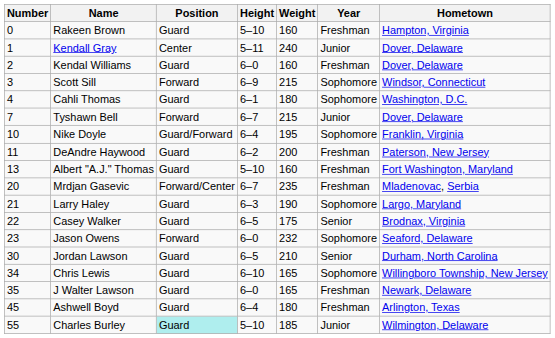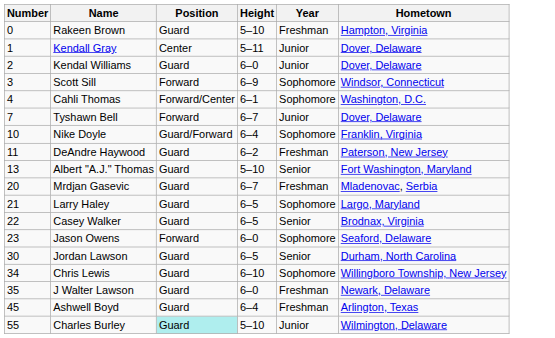- column: (297, 13)
(345, 65) Freshman -> (294, 65) Junior
(174, 100) Guard -> (197, 100) Forward/Center
(345, 169) Freshman -> (295, 169) Senior
(197, 186) Forward/Center -> (174, 186) Guard
(249, 204) 6–3 -> (249, 204) 6–5
